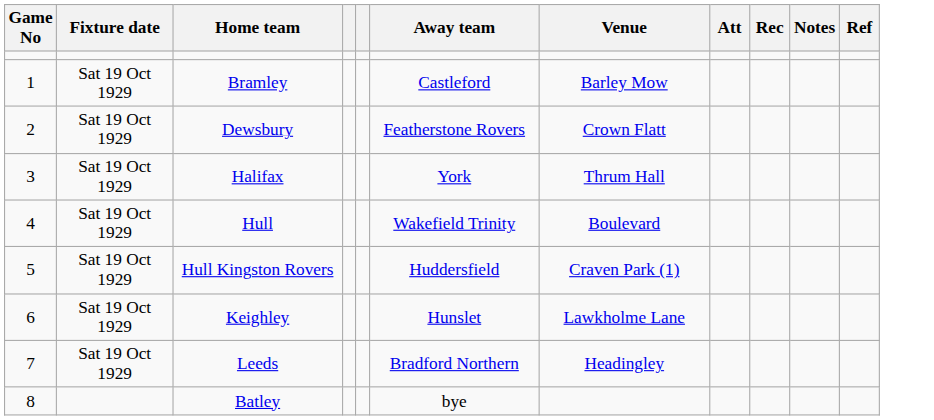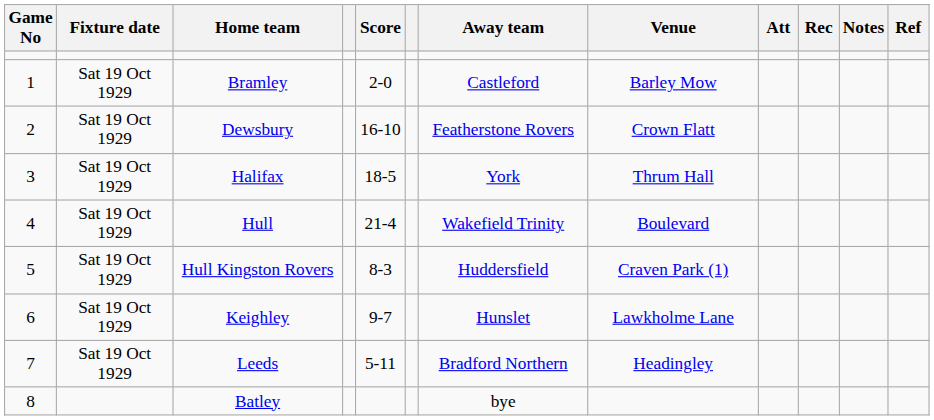+ column: (380, 27)
